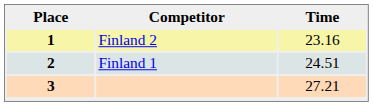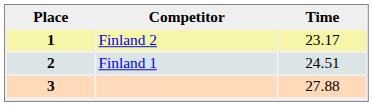(322, 40) 23.16 -> (322, 40) 23.17
(322, 86) 27.21 -> (322, 86) 27.88
